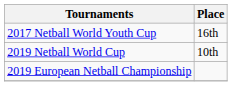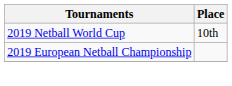- row: (82, 33)
